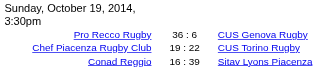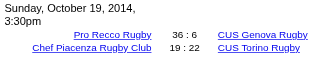- row: (120, 61)
